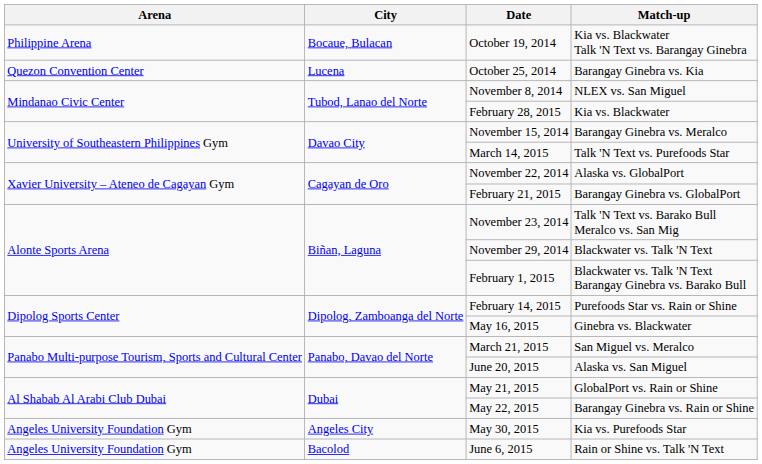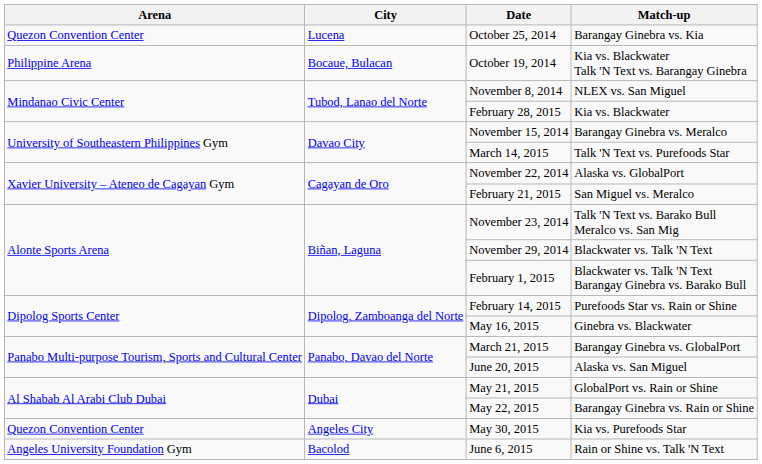rows swapped: (513, 42) <-> (513, 70)
(657, 194) Barangay Ginebra vs. GlobalPort -> (634, 194) San Miguel vs. Meralco
(634, 346) San Miguel vs. Meralco -> (657, 346) Barangay Ginebra vs. GlobalPort
(99, 429) Angeles University Foundation Gym -> (75, 429) Quezon Convention Center
